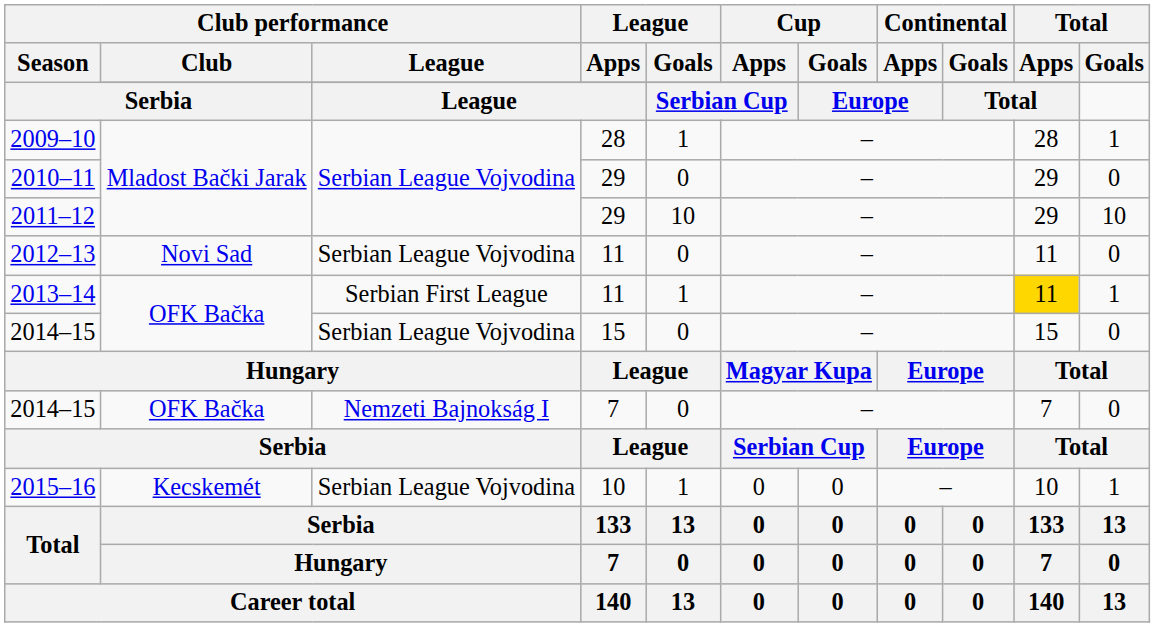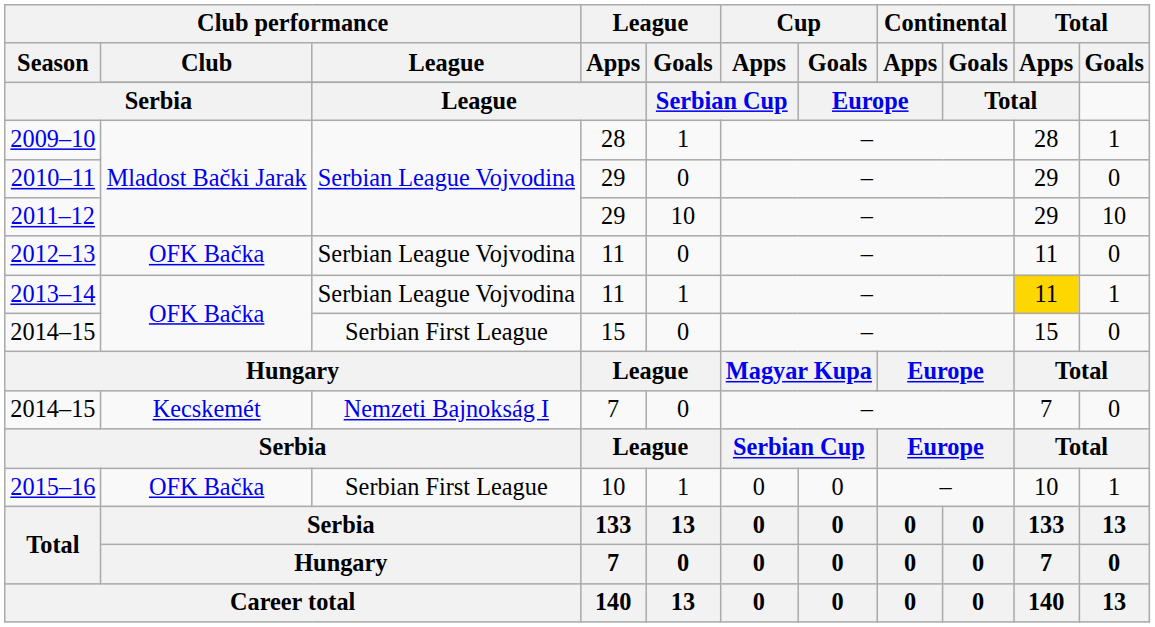(207, 255) Novi Sad -> (207, 255) OFK Bačka
(446, 293) Serbian First League -> (446, 293) Serbian League Vojvodina
(446, 332) Serbian League Vojvodina -> (446, 332) Serbian First League
(207, 409) OFK Bačka -> (207, 409) Kecskemét
(207, 486) Kecskemét -> (207, 486) OFK Bačka
(446, 486) Serbian League Vojvodina -> (446, 486) Serbian First League
